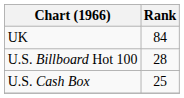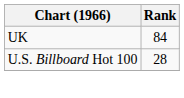- row: (49, 81)
